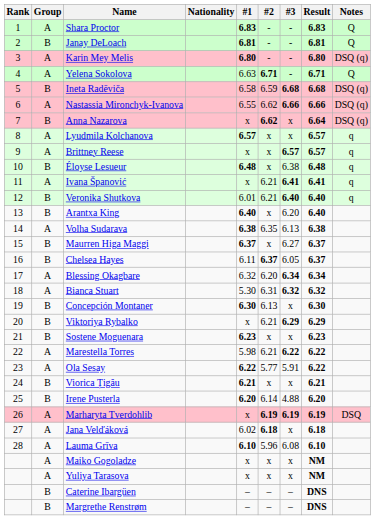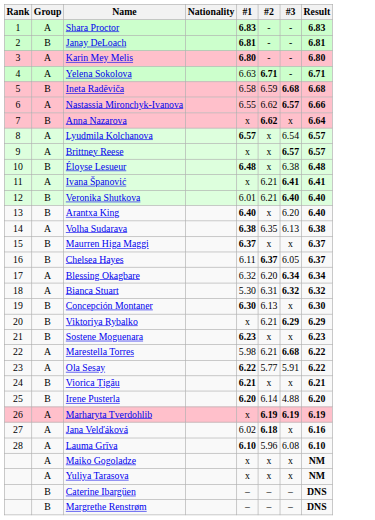- column: (351, 12)
(291, 105) 6.66 -> (291, 105) 6.57
(291, 136) x -> (291, 136) 6.54
(291, 244) 6.27 -> (291, 244) x
(291, 352) 6.22 -> (291, 352) 6.68
(317, 430) 6.18 -> (317, 430) 6.16
